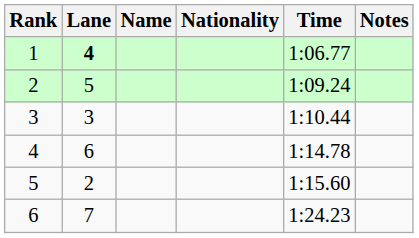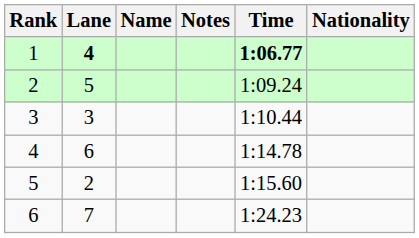columns swapped: (230, 20) <-> (384, 20)
(319, 53) normal -> (271, 53) bold
